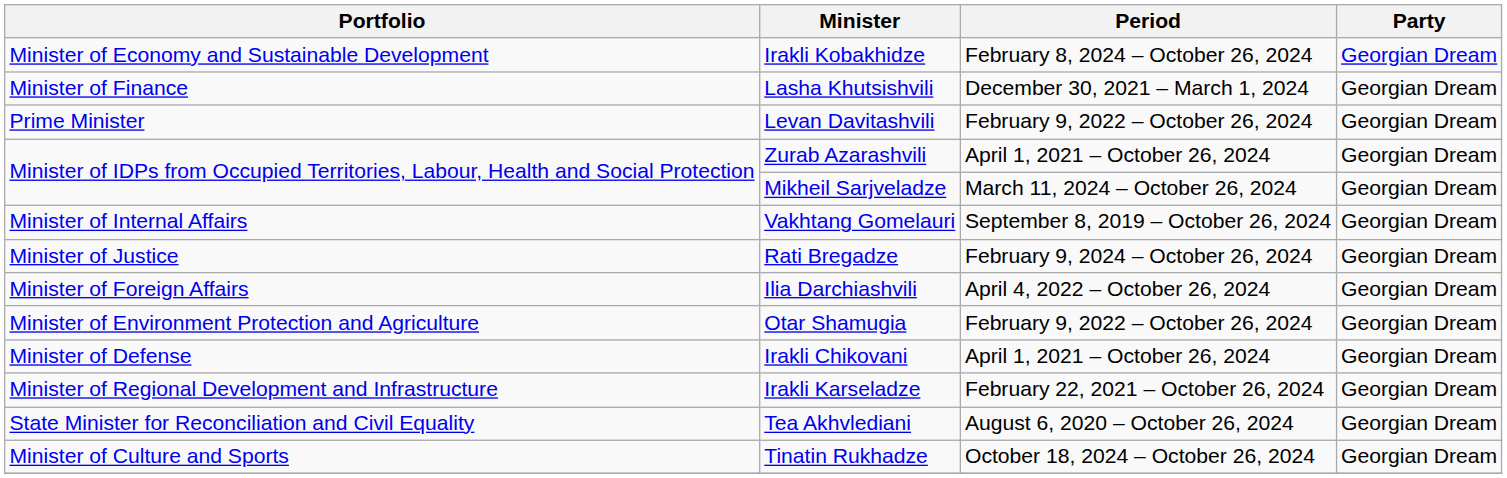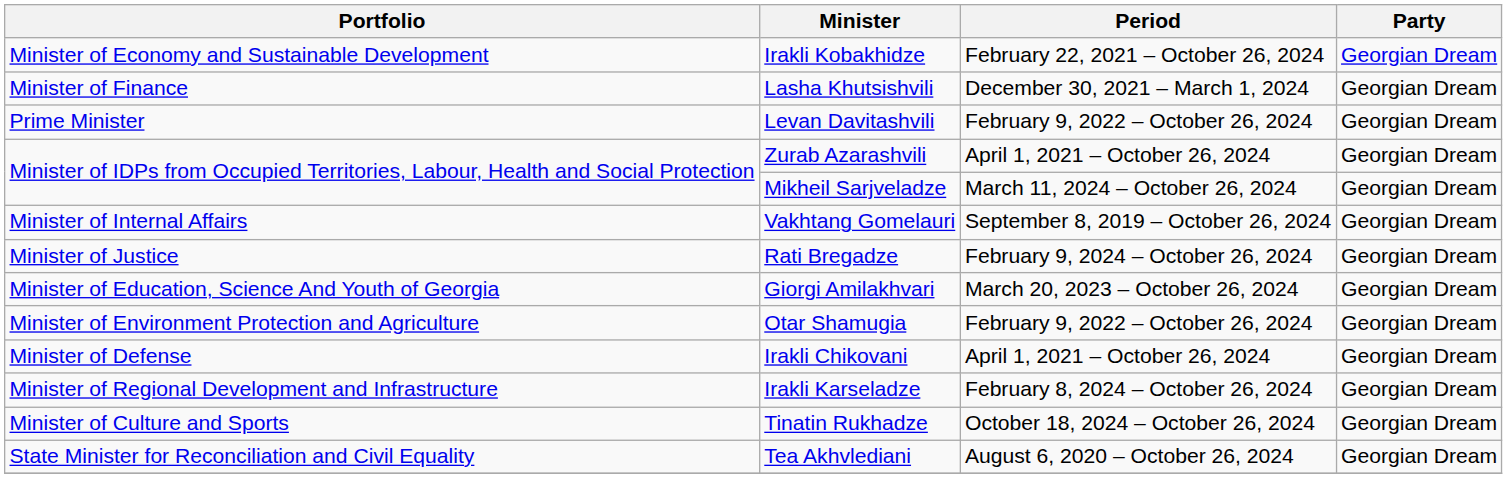(1139, 54) February 8, 2024 – October 26, 2024 -> (1145, 54) February 22, 2021 – October 26, 2024
- row: (841, 289)
+ row: (849, 289)
(1145, 389) February 22, 2021 – October 26, 2024 -> (1139, 389) February 8, 2024 – October 26, 2024
rows swapped: (846, 456) <-> (838, 423)
